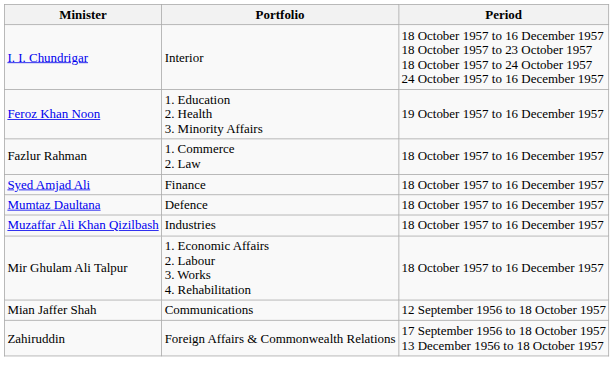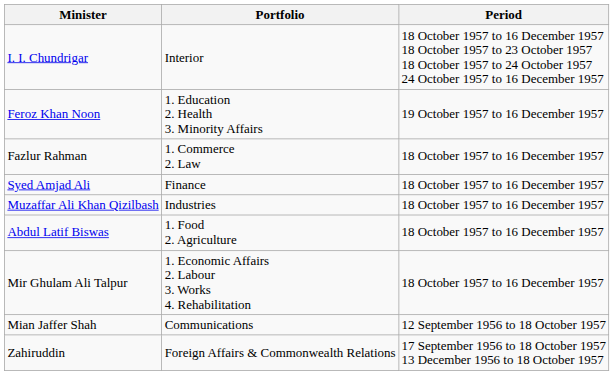- row: (54, 205)
+ row: (58, 232)
